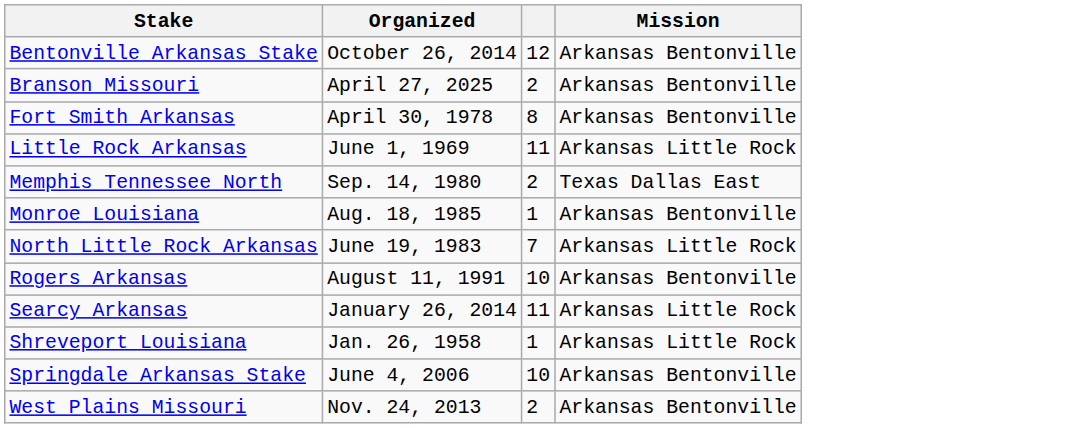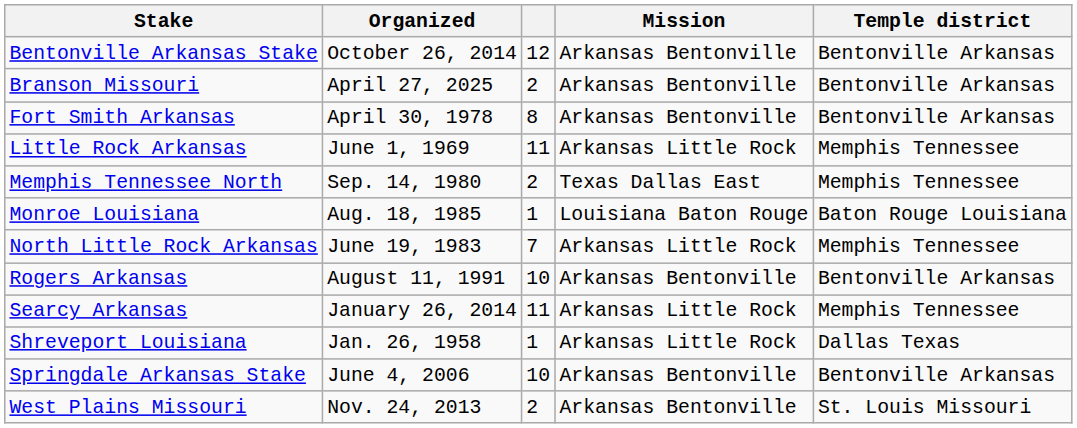+ column: (942, 21)
(678, 214) Arkansas Bentonville -> (684, 214) Louisiana Baton Rouge
